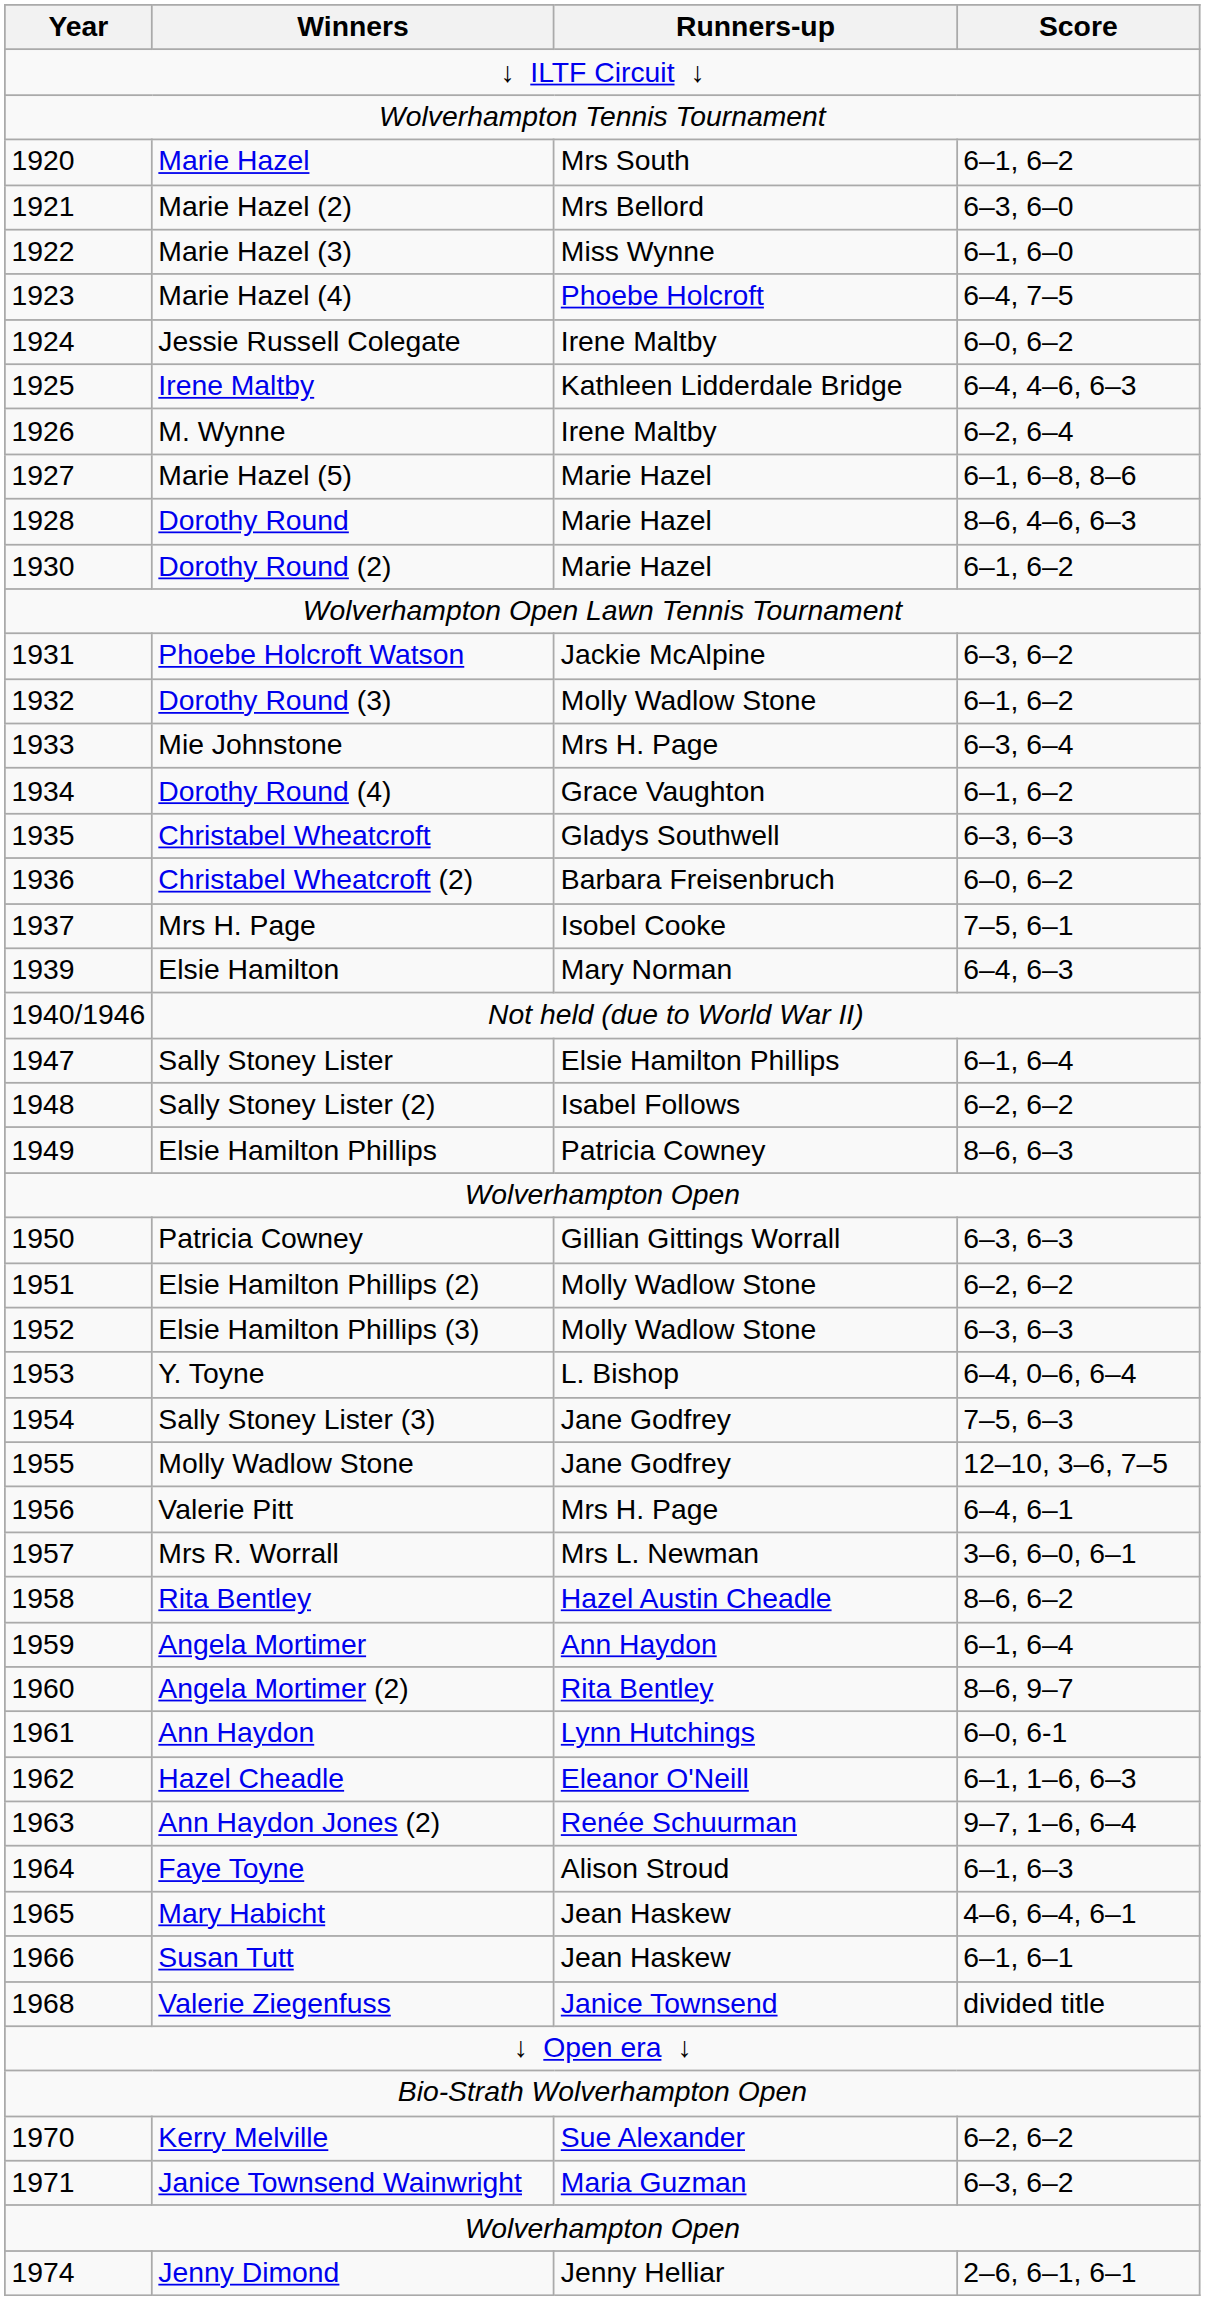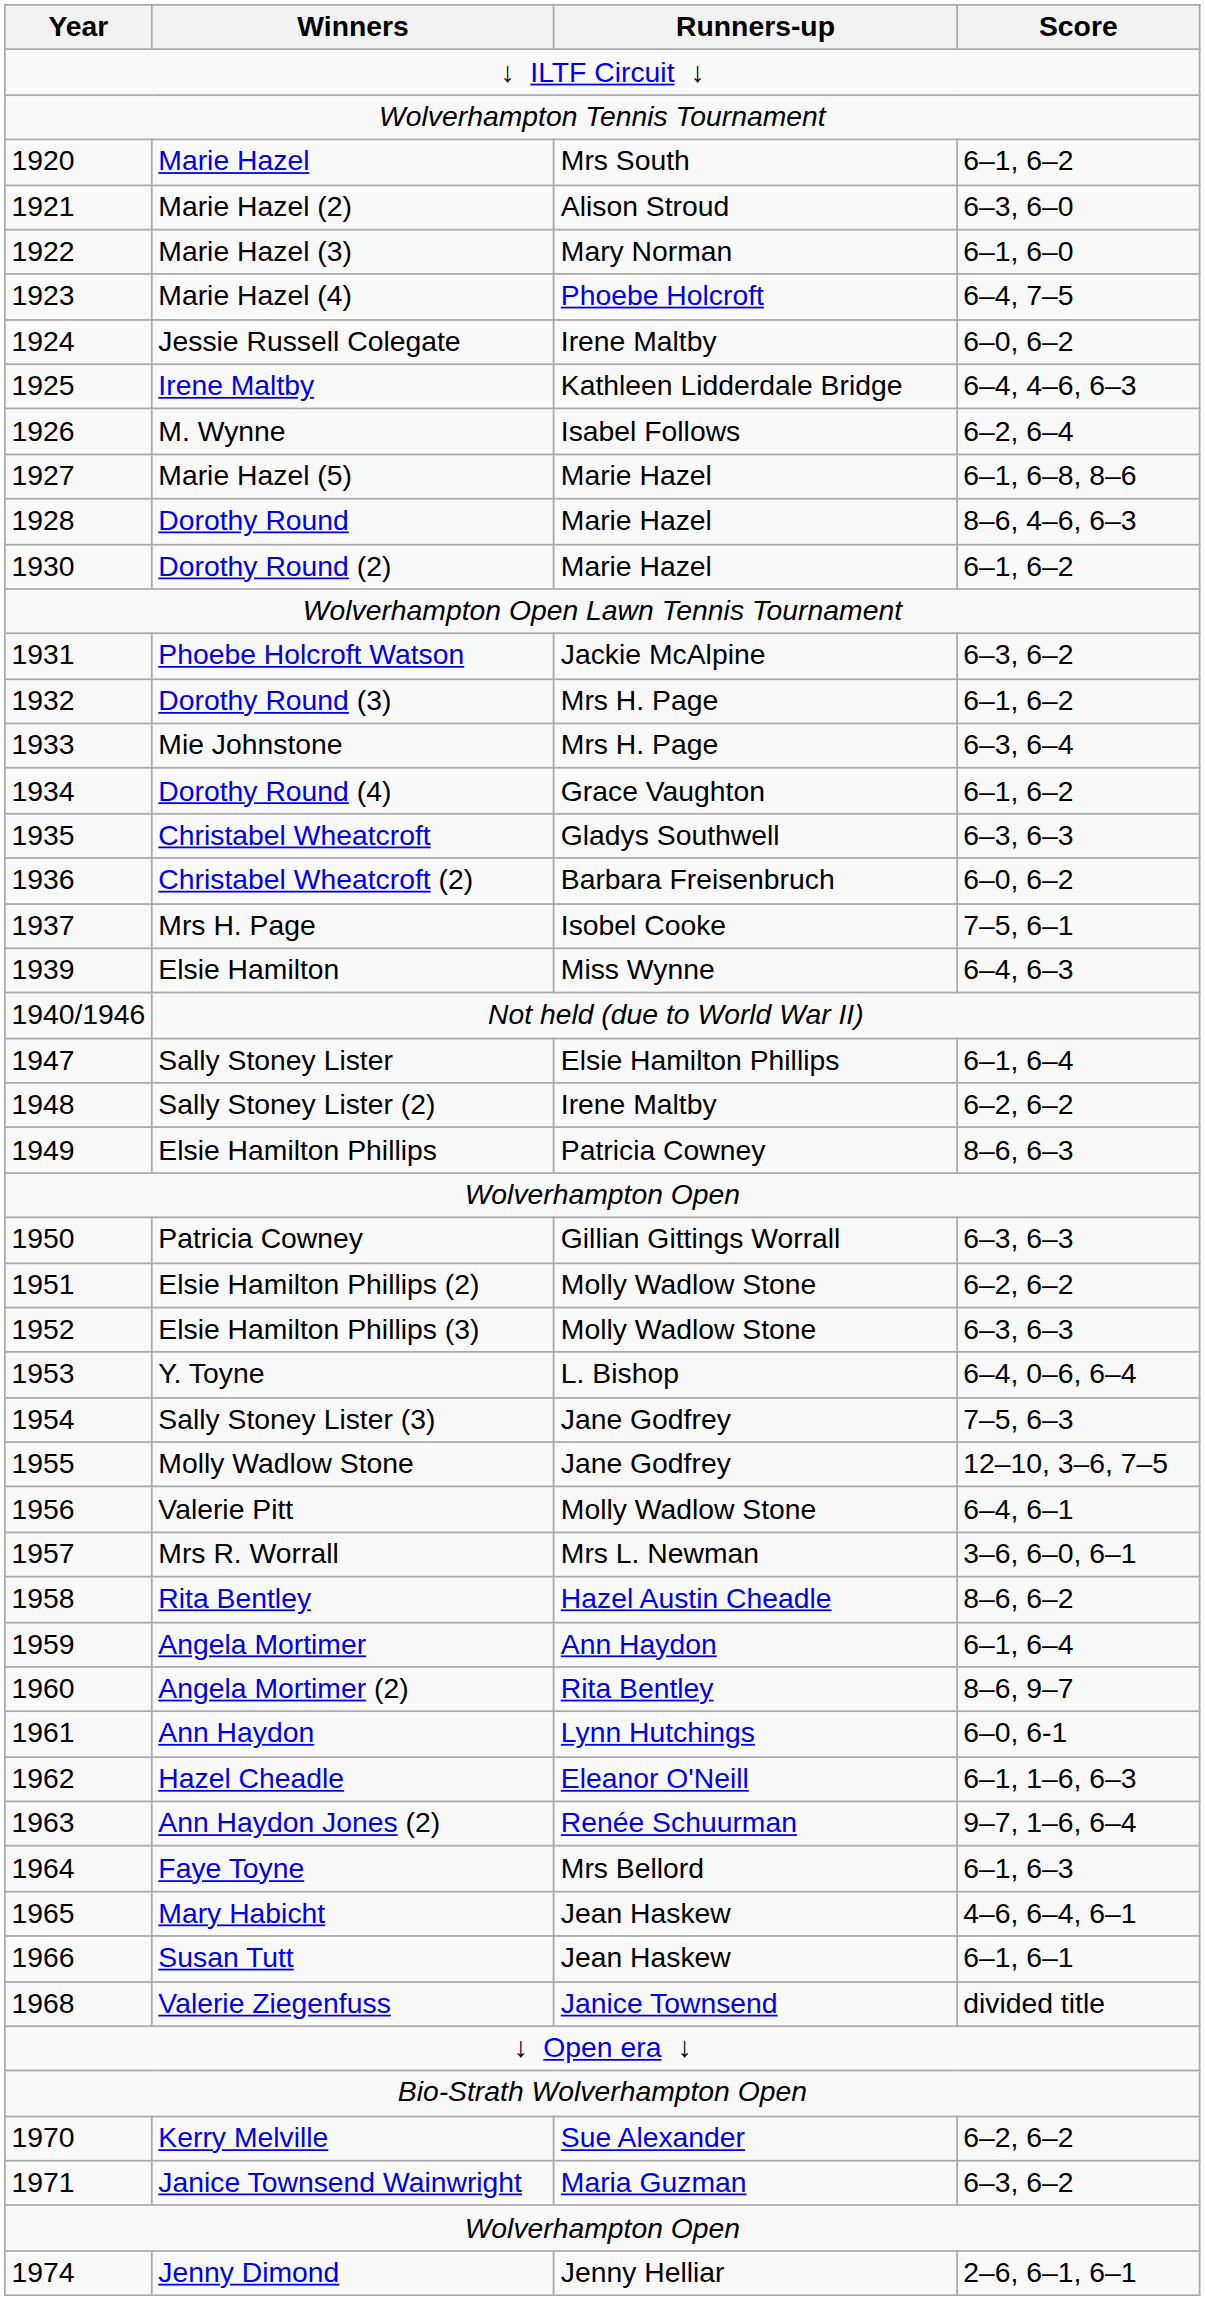(632, 206) Mrs Bellord -> (645, 206) Alison Stroud
(638, 251) Miss Wynne -> (647, 251) Mary Norman
(639, 431) Irene Maltby -> (651, 431) Isabel Follows
(689, 700) Molly Wadlow Stone -> (639, 700) Mrs H. Page
(647, 970) Mary Norman -> (638, 970) Miss Wynne
(651, 1104) Isabel Follows -> (639, 1104) Irene Maltby
(639, 1509) Mrs H. Page -> (689, 1509) Molly Wadlow Stone
(645, 1868) Alison Stroud -> (632, 1868) Mrs Bellord
